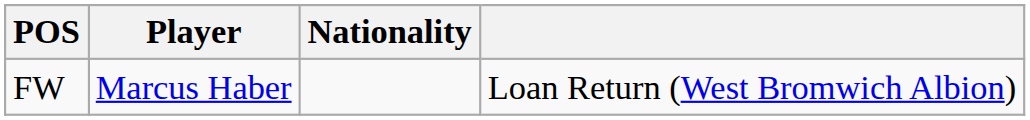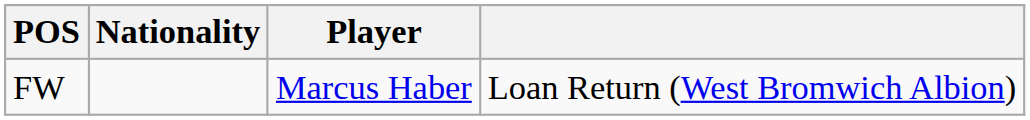columns swapped: (390, 31) <-> (194, 31)
